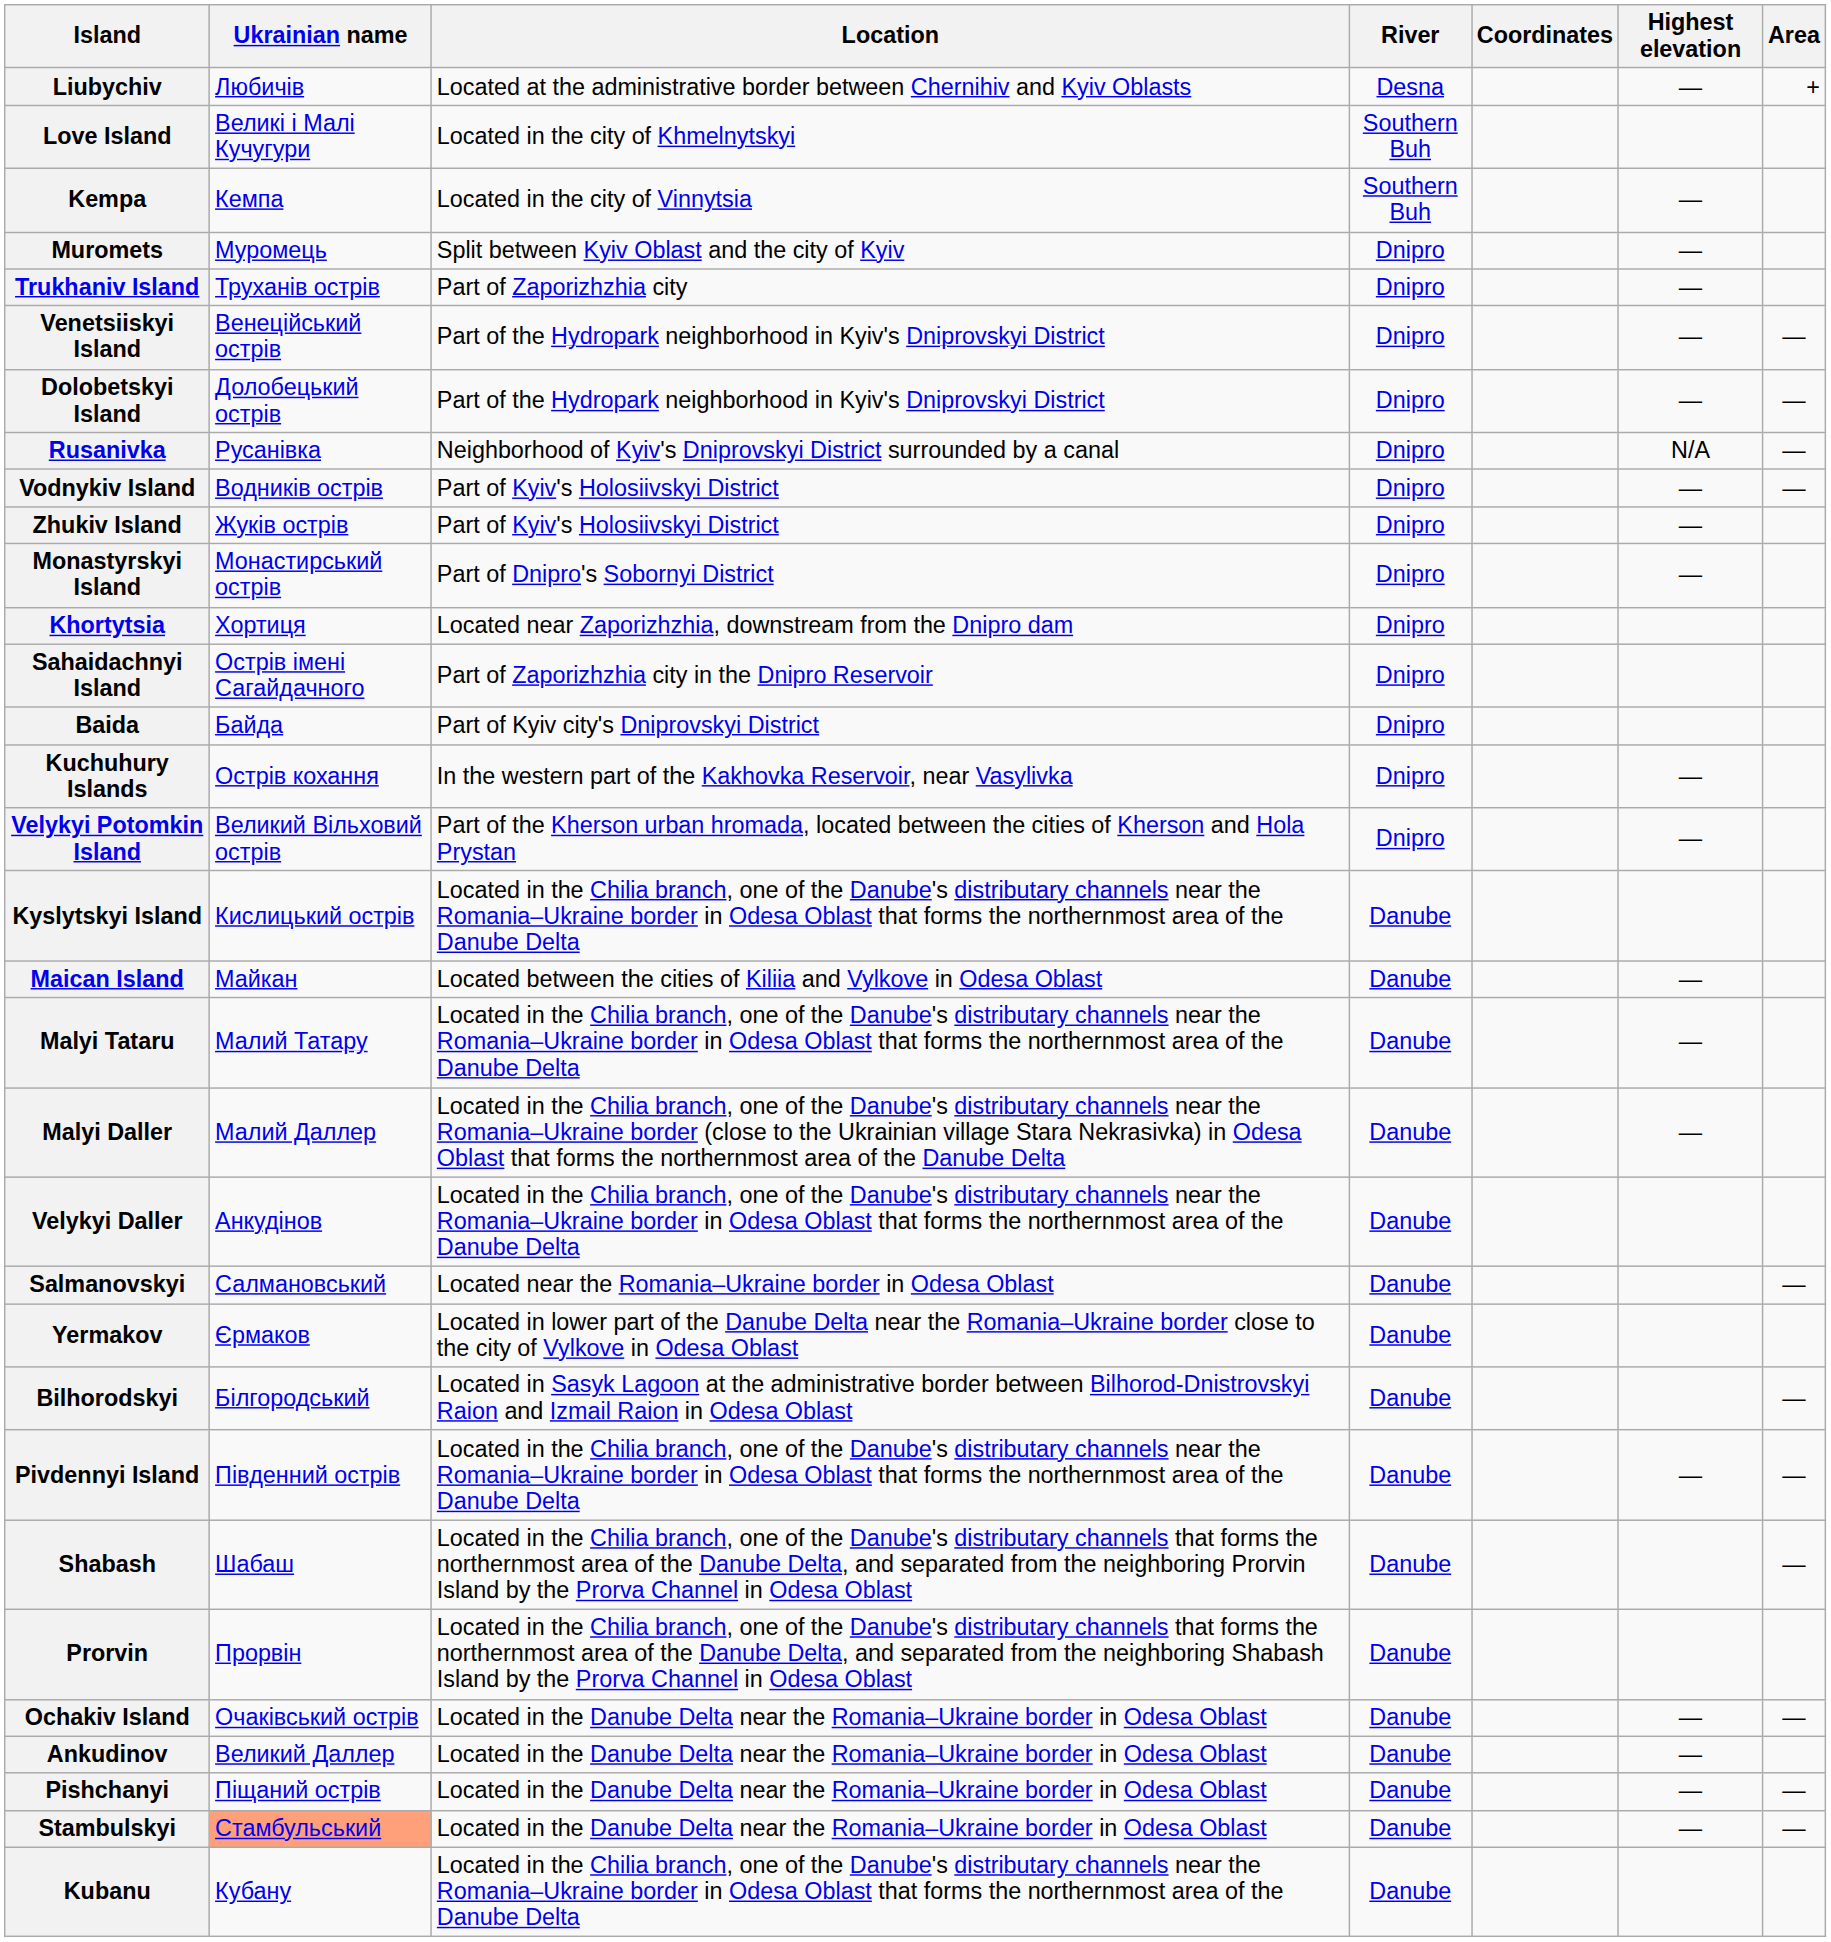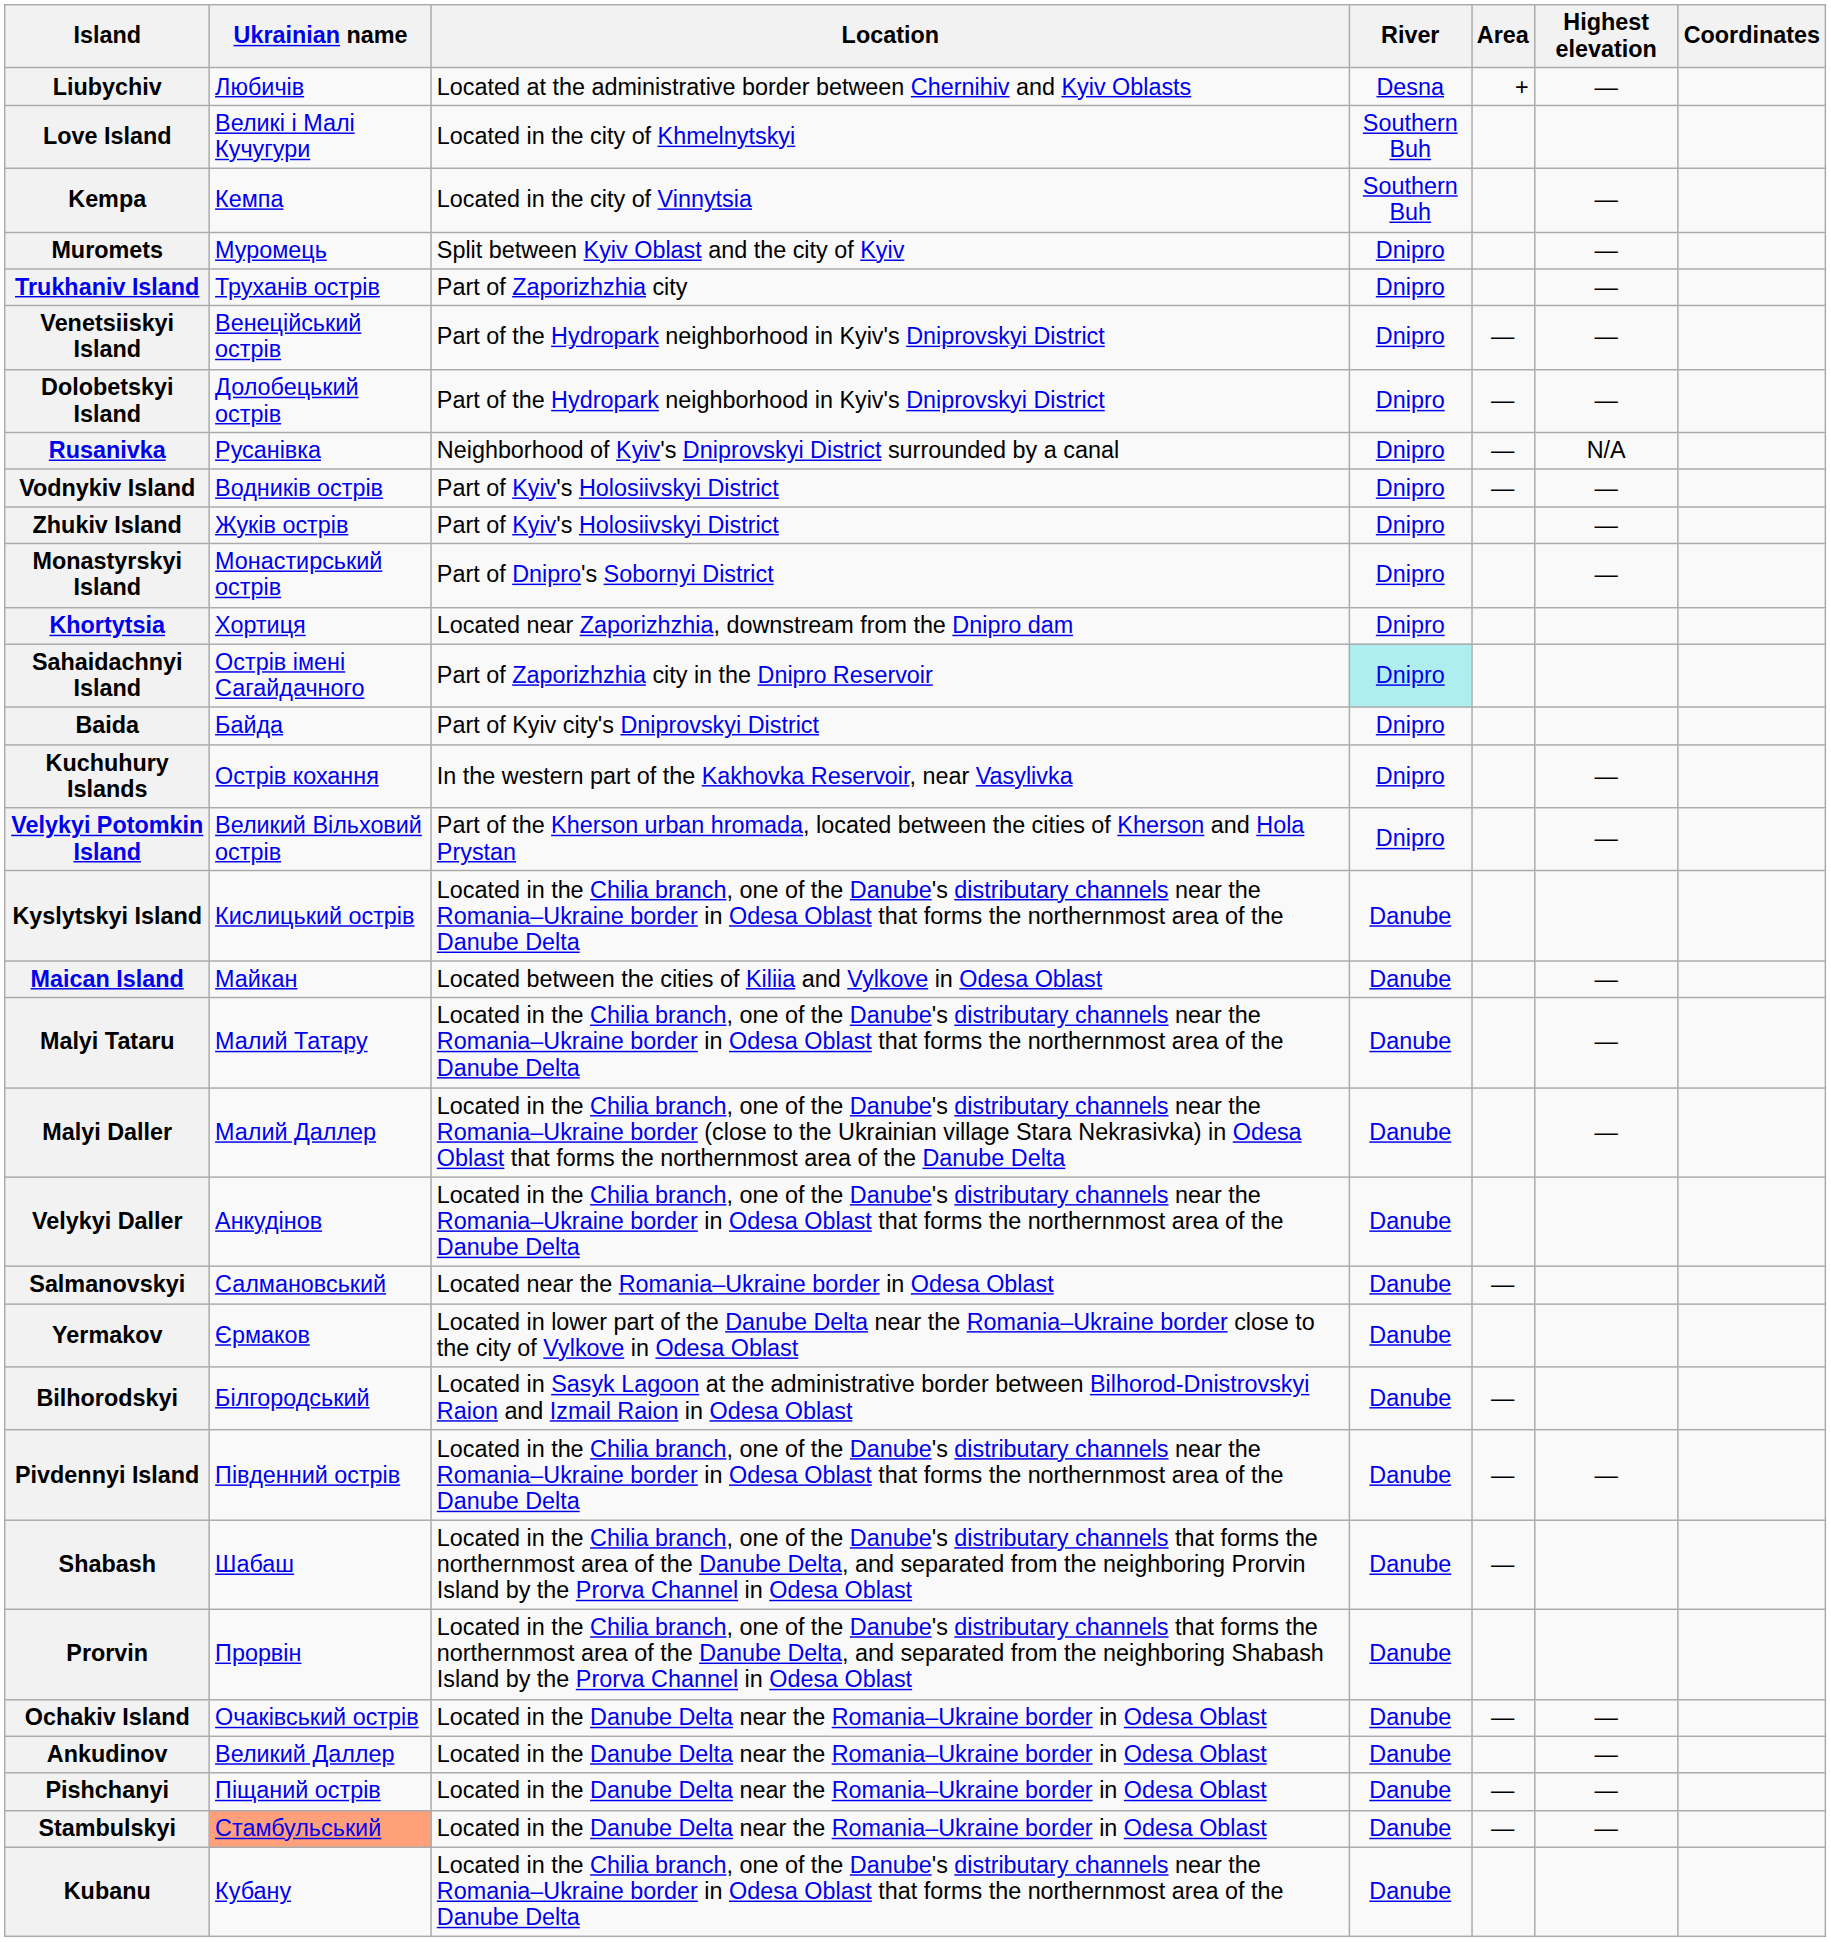columns swapped: (1794, 36) <-> (1545, 36)
(1410, 675) no background -> (1410, 675) paleturquoise background
